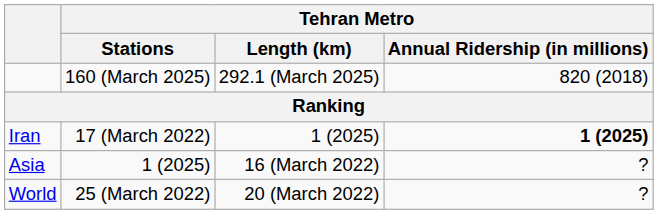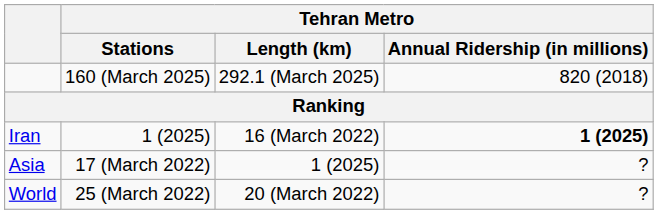(143, 135) 17 (March 2022) -> (176, 135) 1 (2025)
(345, 135) 1 (2025) -> (312, 135) 16 (March 2022)
(176, 164) 1 (2025) -> (143, 164) 17 (March 2022)
(312, 164) 16 (March 2022) -> (345, 164) 1 (2025)
